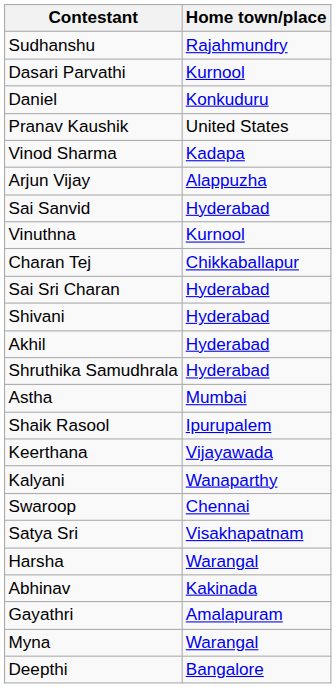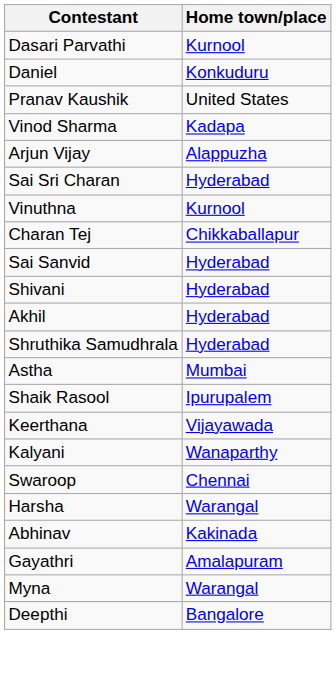- row: (52, 45)
rows swapped: (49, 208) <-> (64, 289)
- row: (43, 533)
